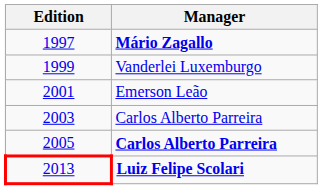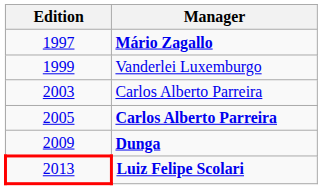- row: (59, 92)
+ row: (59, 142)
